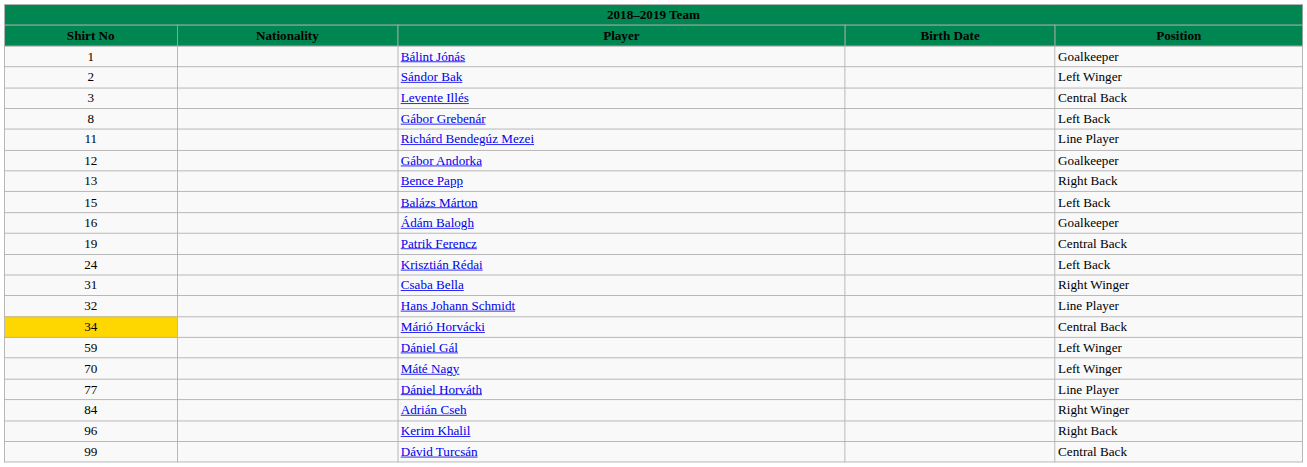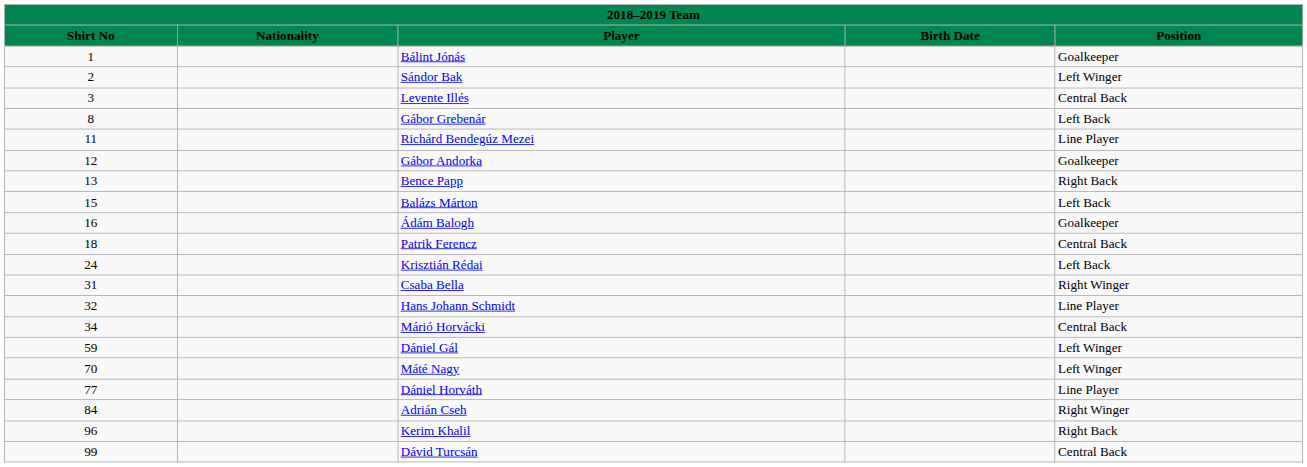(91, 243) 19 -> (91, 243) 18
(91, 327) gold background -> (91, 327) no background
